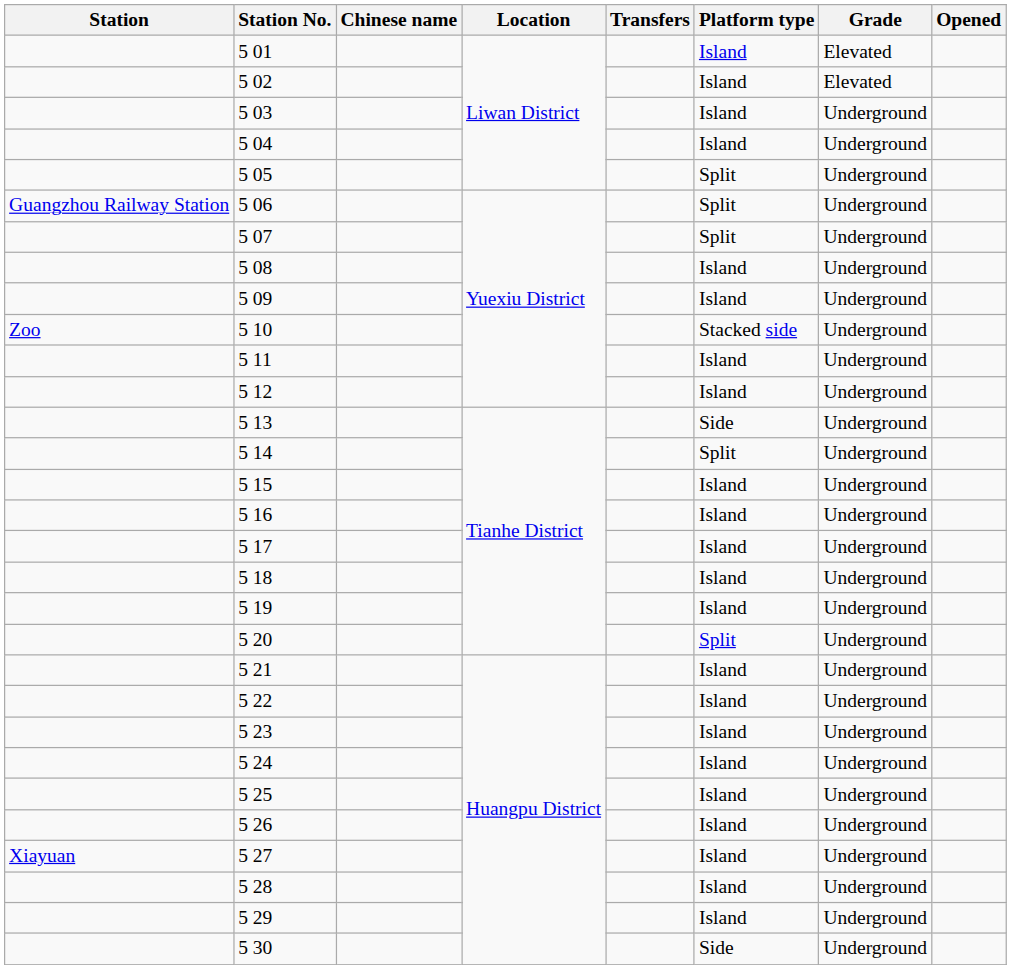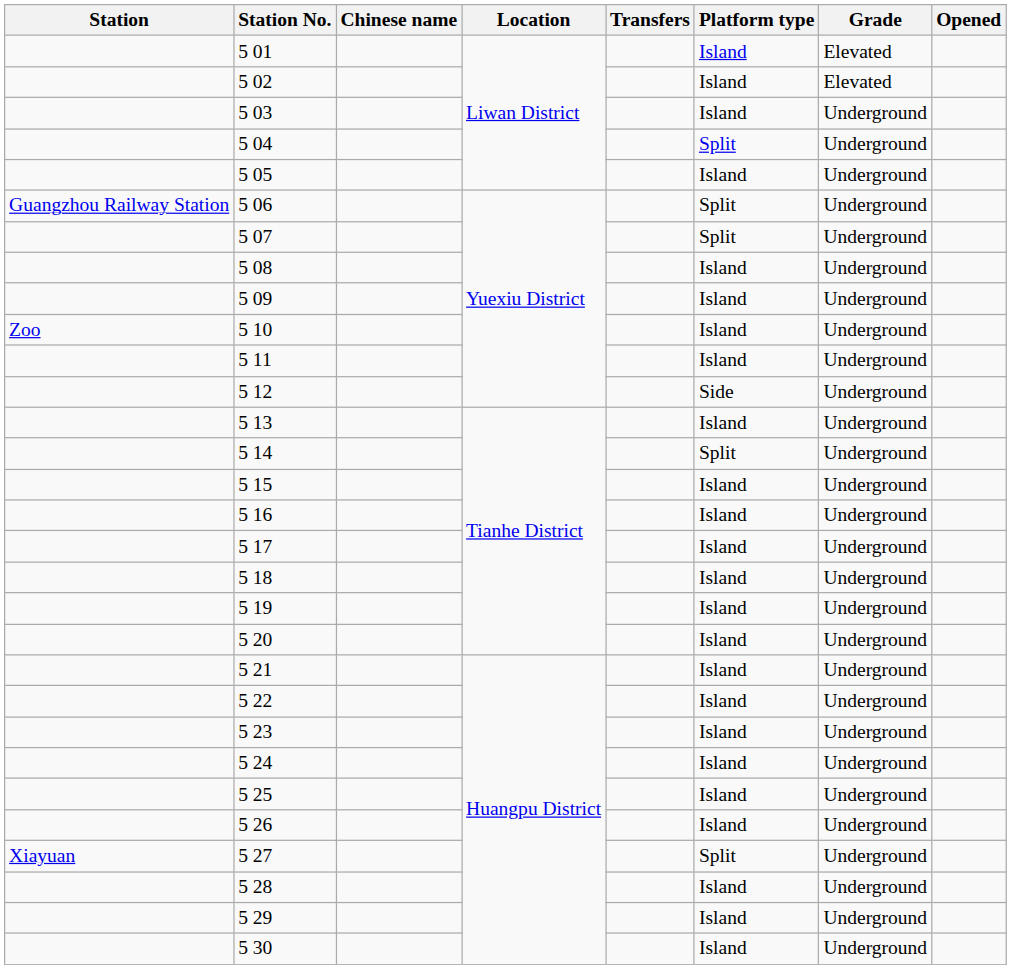(723, 143) Island -> (717, 143) Split
(717, 174) Split -> (723, 174) Island
(748, 329) Stacked side -> (723, 329) Island
(723, 391) Island -> (716, 391) Side
(716, 422) Side -> (723, 422) Island
(717, 639) Split -> (723, 639) Island
(723, 855) Island -> (717, 855) Split
(716, 948) Side -> (723, 948) Island
